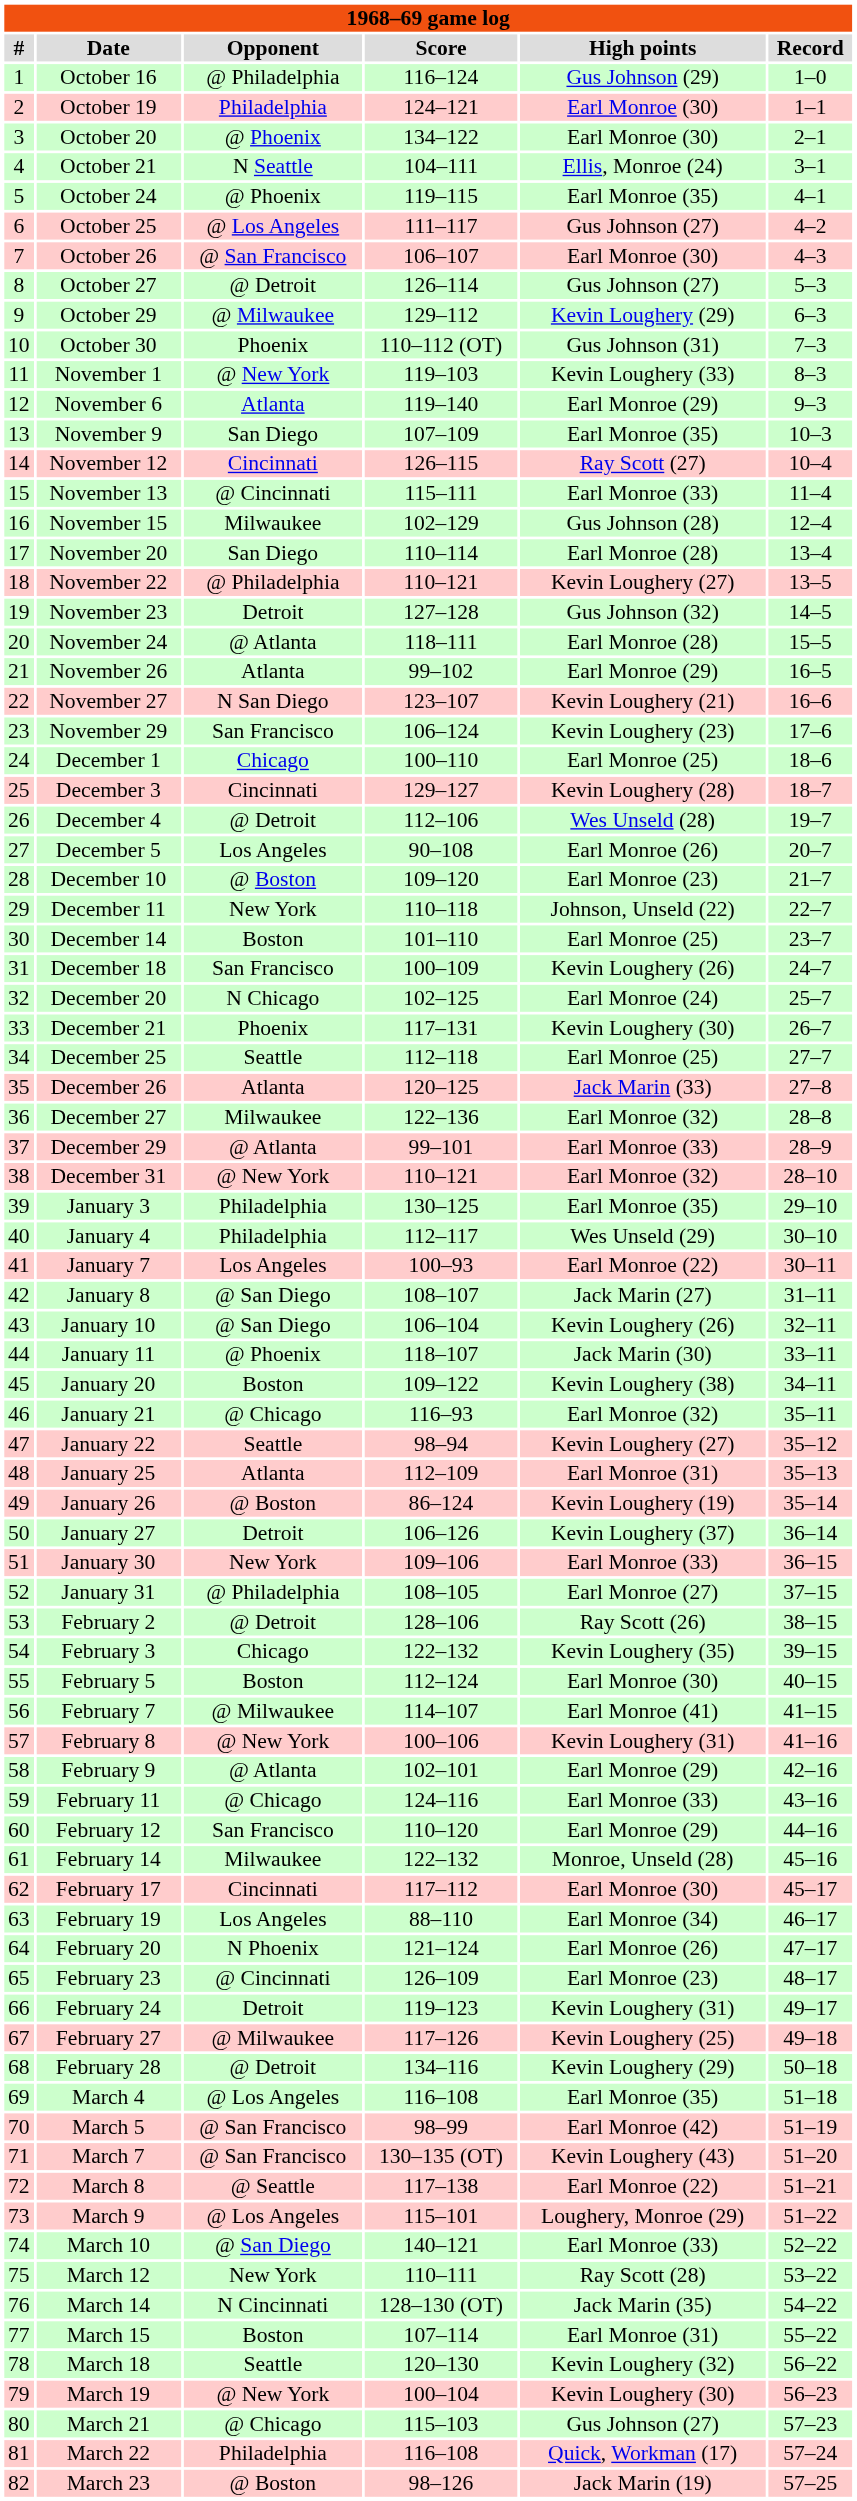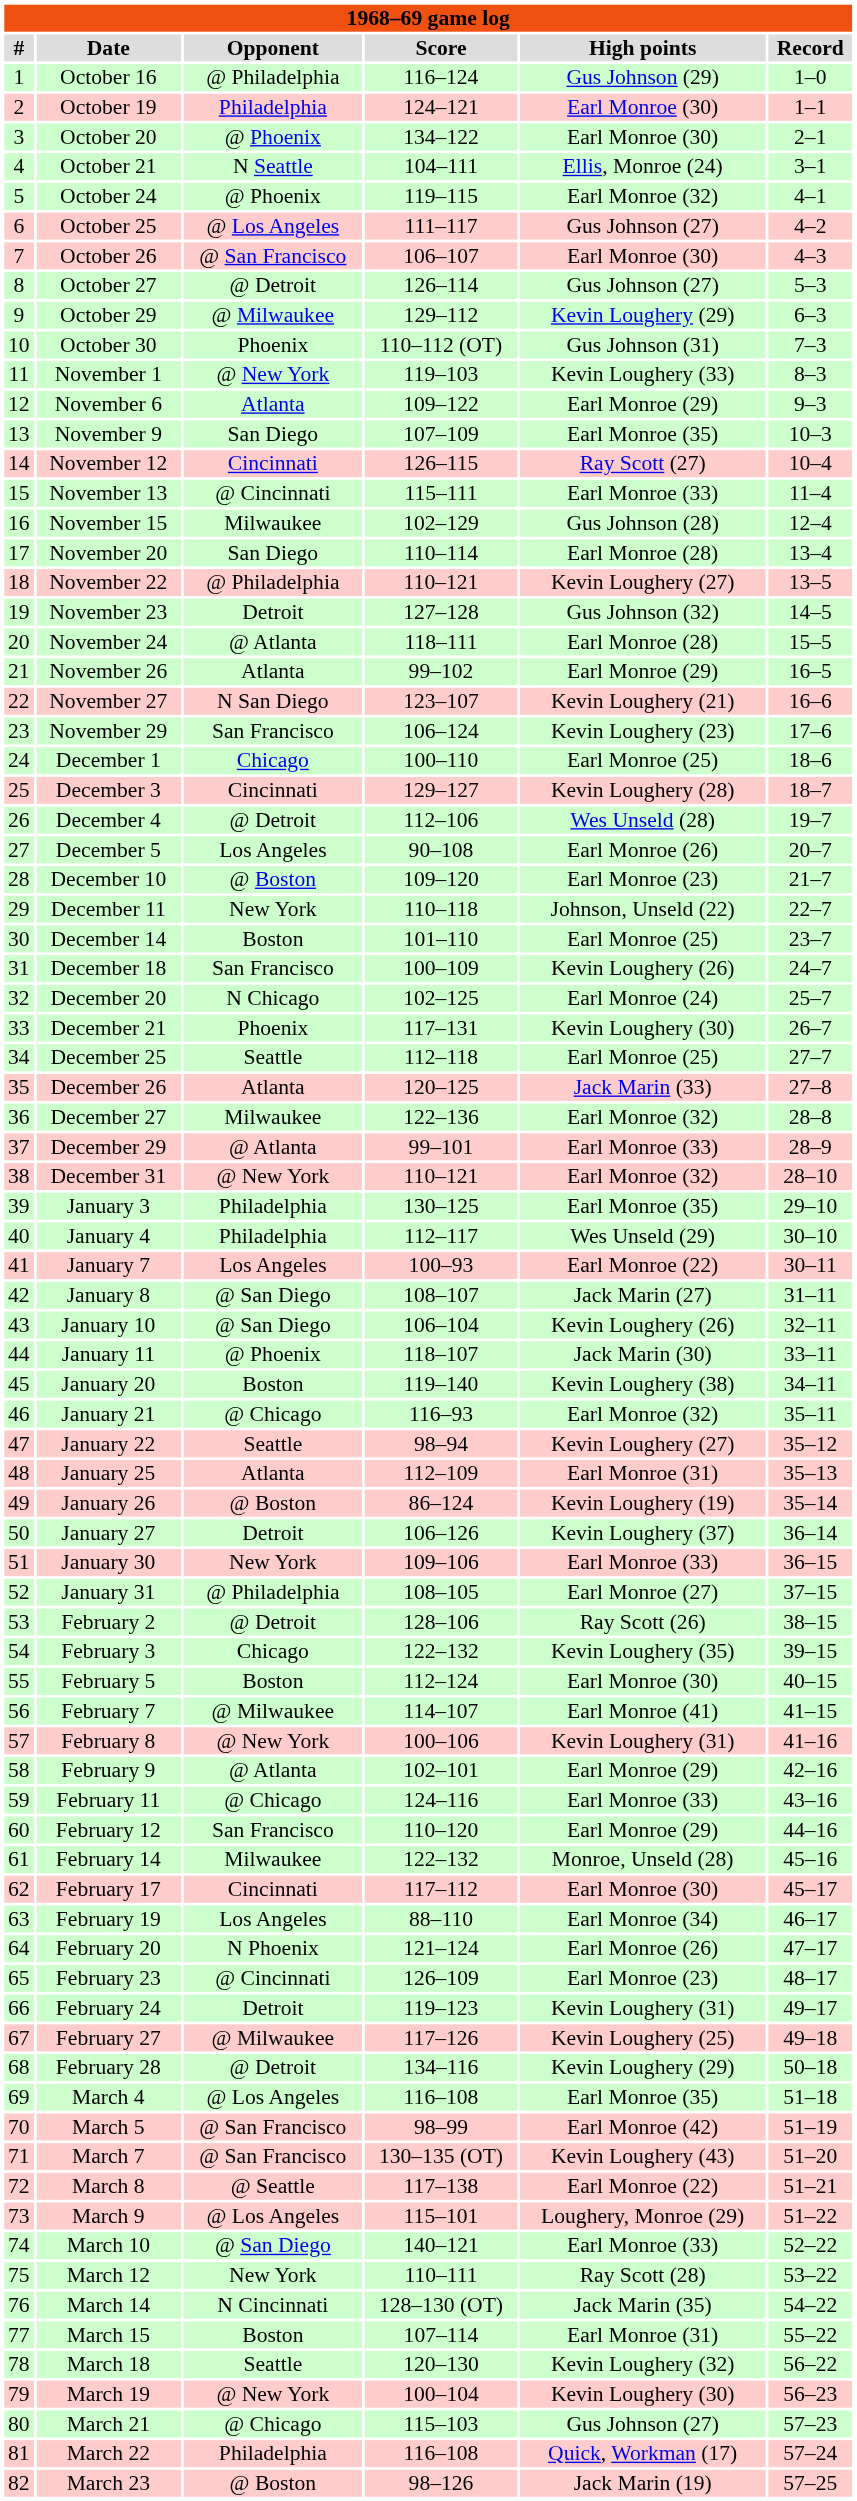(643, 196) Earl Monroe (35) -> (643, 196) Earl Monroe (32)
(441, 404) 119–140 -> (441, 404) 109–122
(441, 1384) 109–122 -> (441, 1384) 119–140
